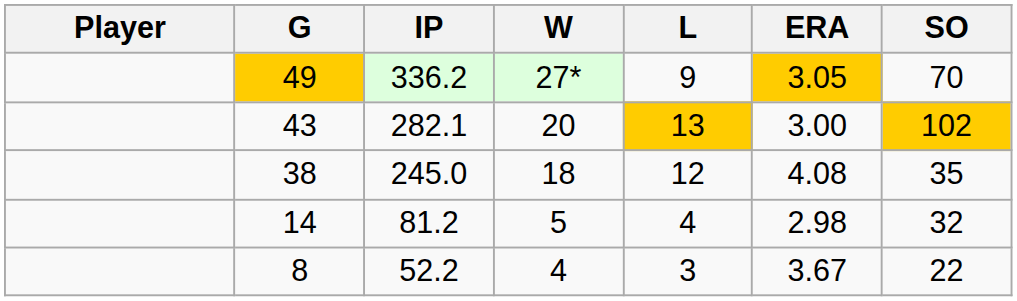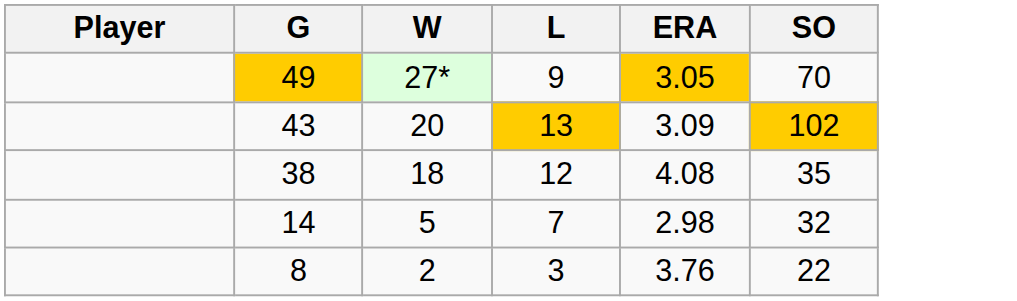- column: (429, 28)
(817, 125) 3.00 -> (685, 125) 3.09
(688, 222) 4 -> (556, 222) 7
(558, 271) 4 -> (427, 271) 2
(817, 271) 3.67 -> (685, 271) 3.76
